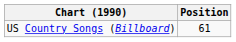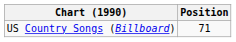(204, 29) 61 -> (204, 29) 71
